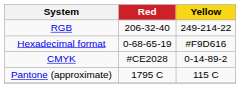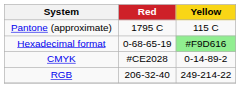rows swapped: (61, 28) <-> (61, 75)
(206, 43) no background -> (206, 43) lightgreen background
